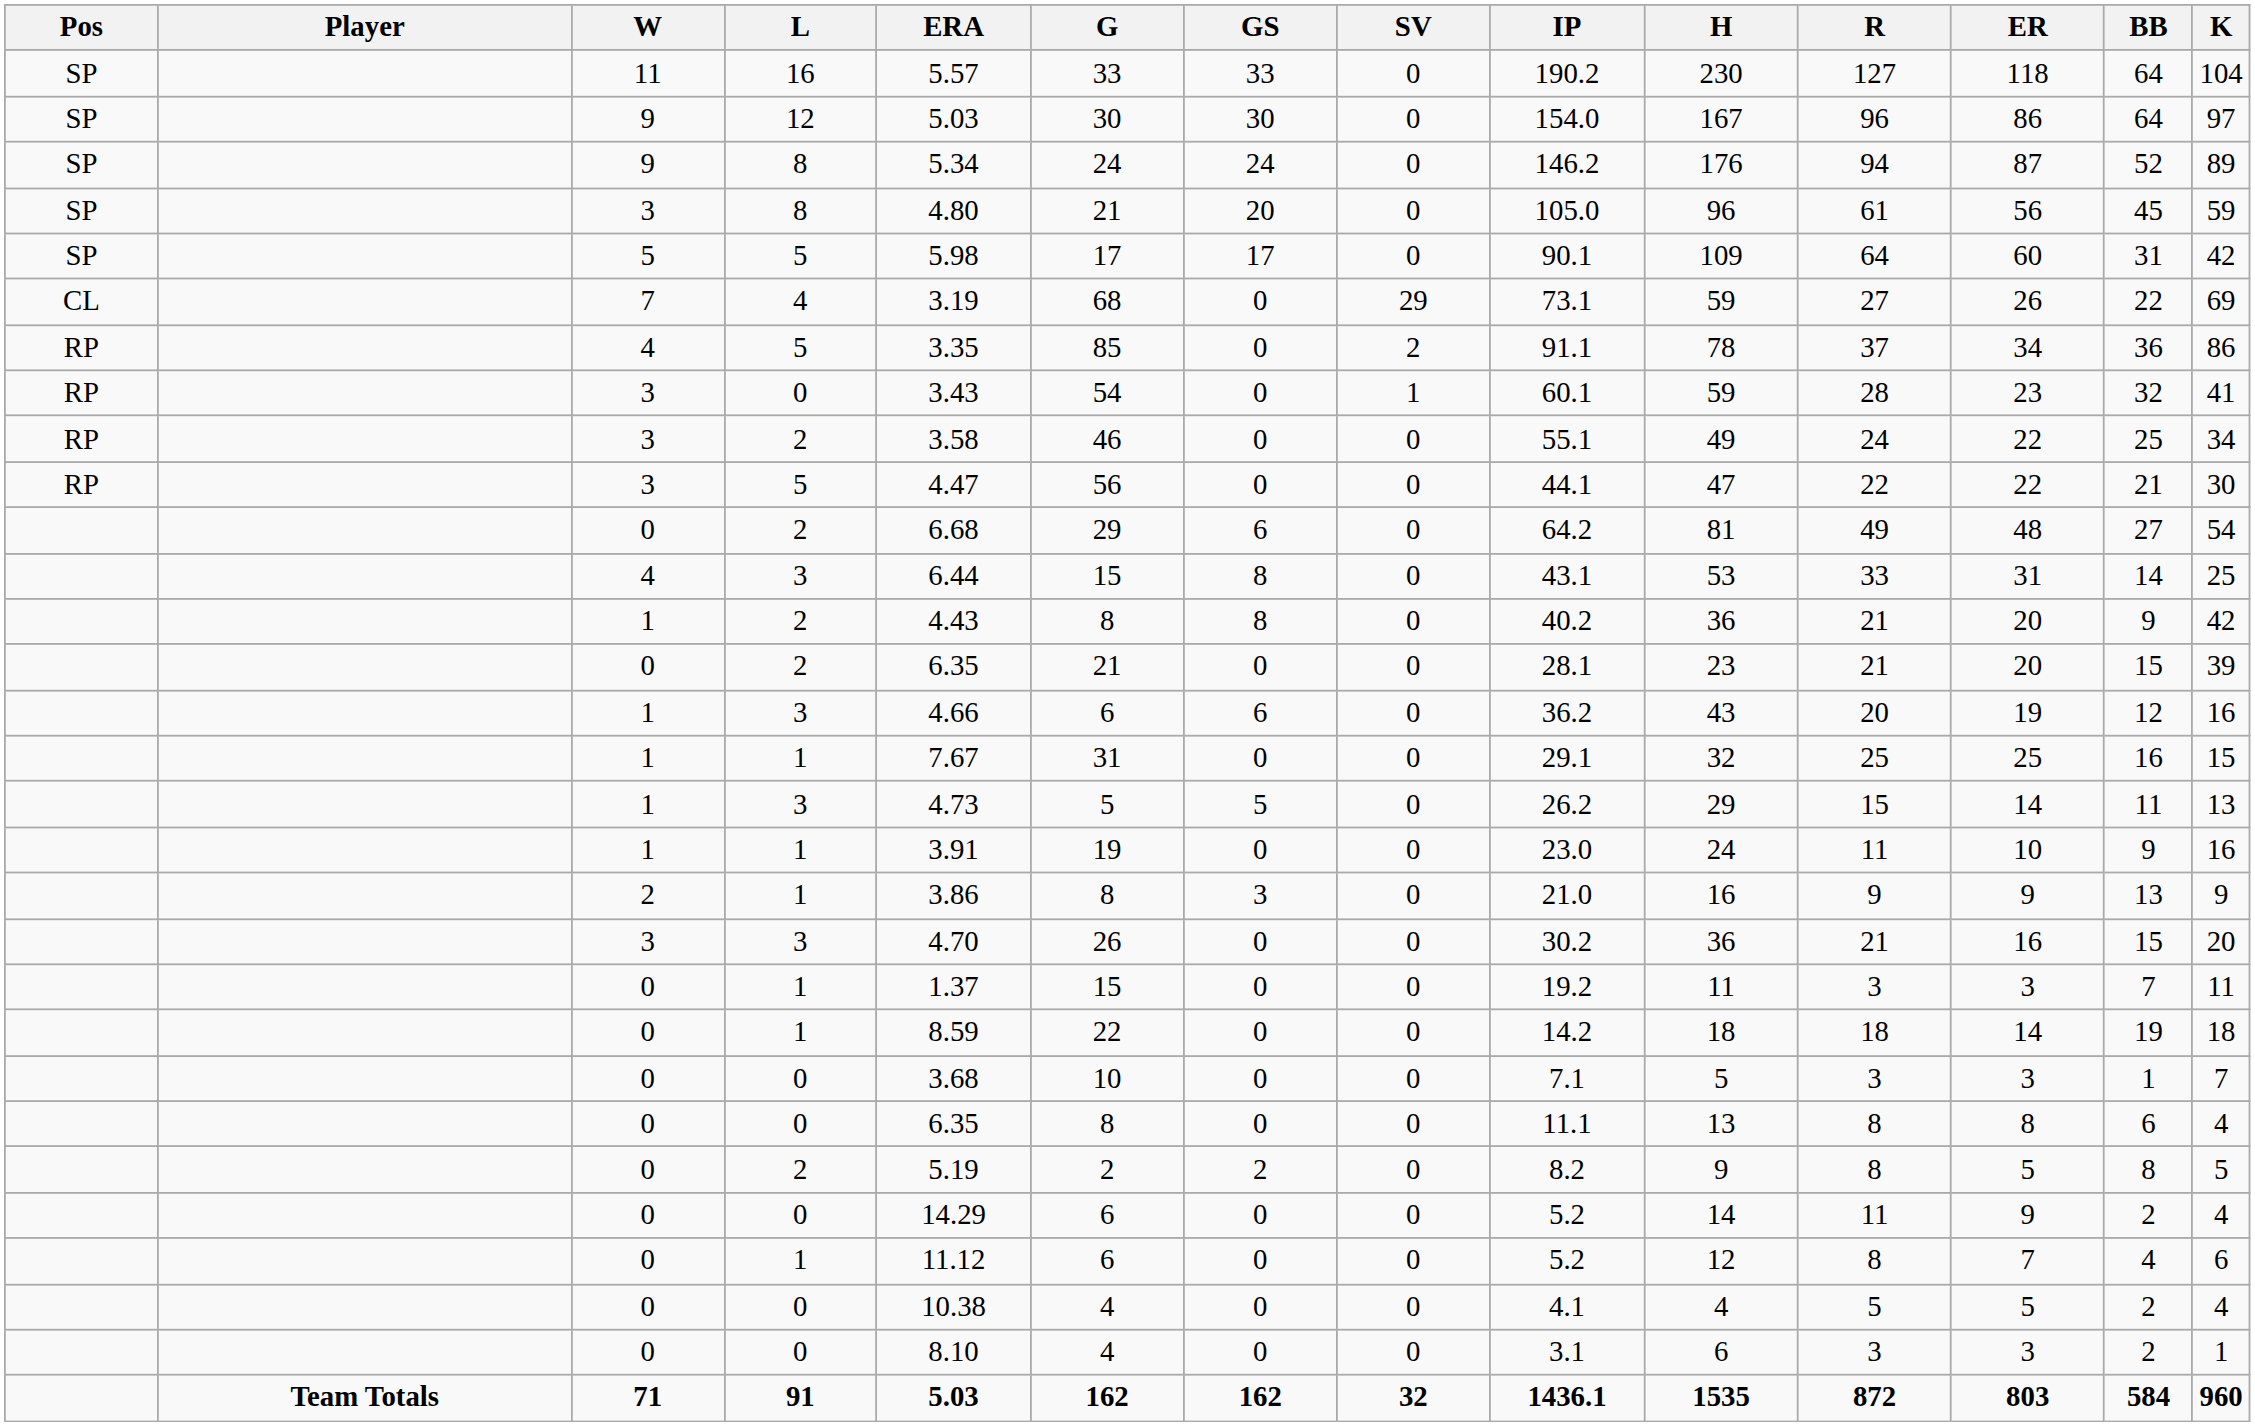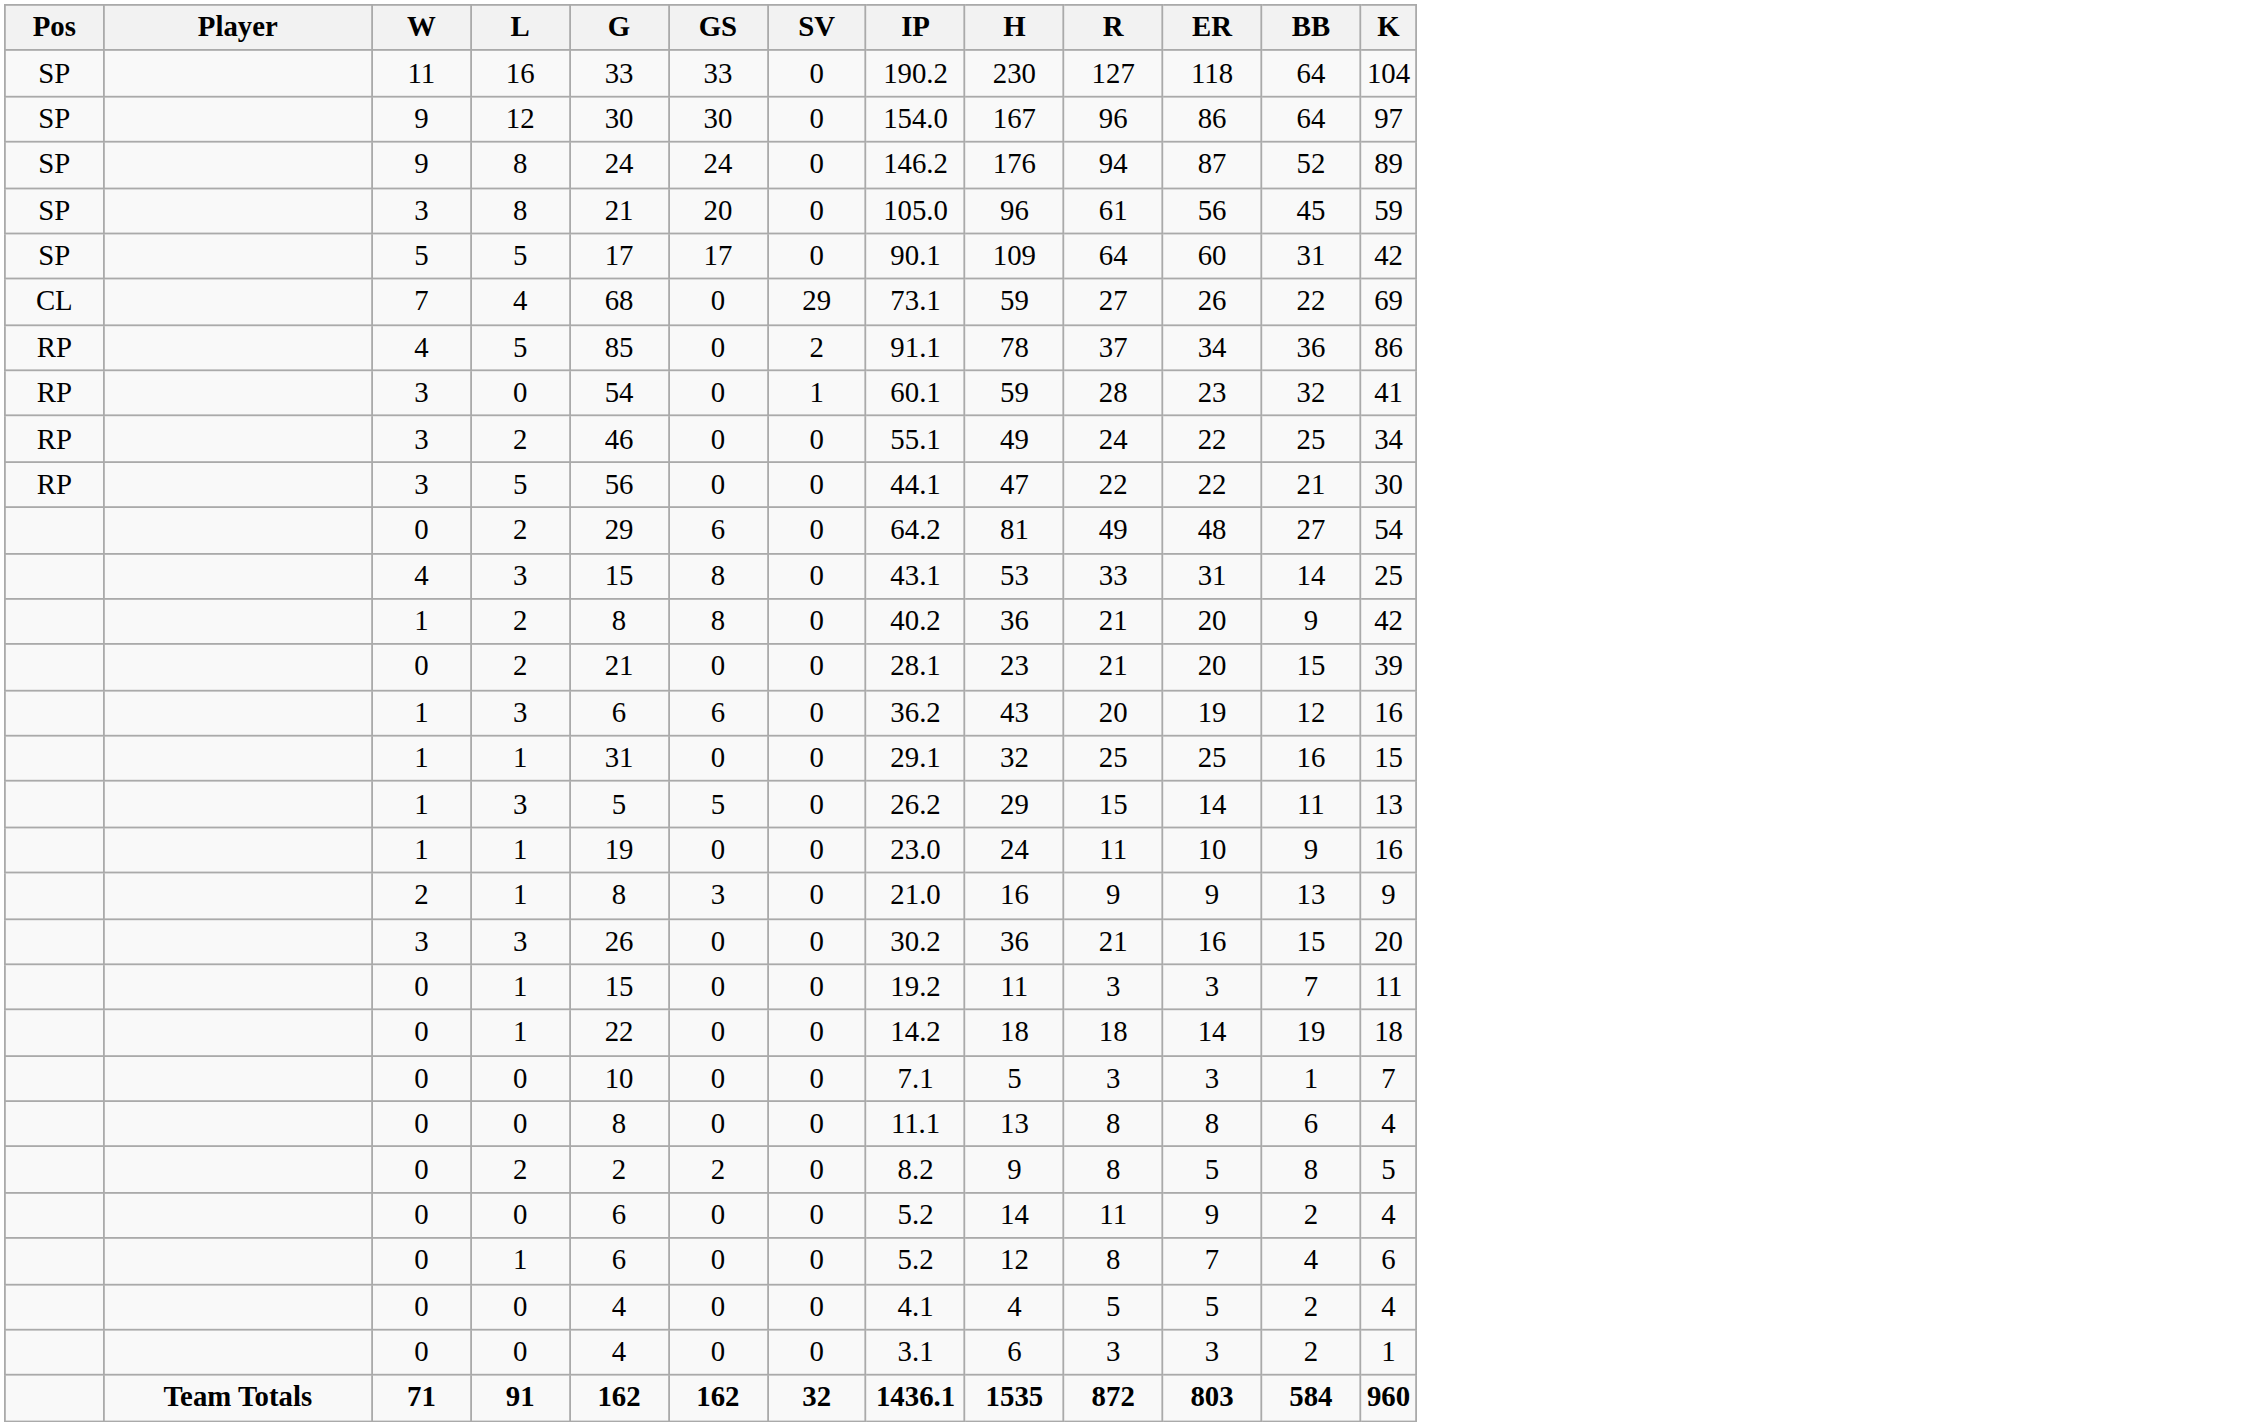- column: (954, 27)
